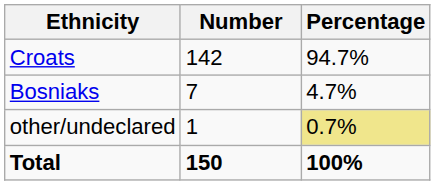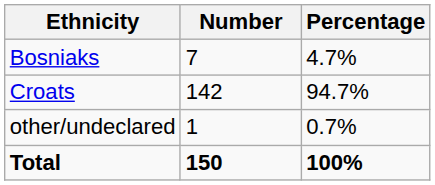rows swapped: (42, 57) <-> (55, 92)
(331, 127) khaki background -> (331, 127) no background
